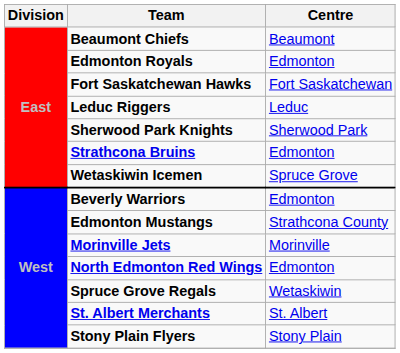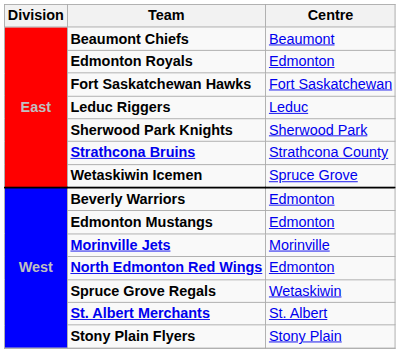(302, 152) Edmonton -> (329, 152) Strathcona County
(329, 222) Strathcona County -> (302, 222) Edmonton
